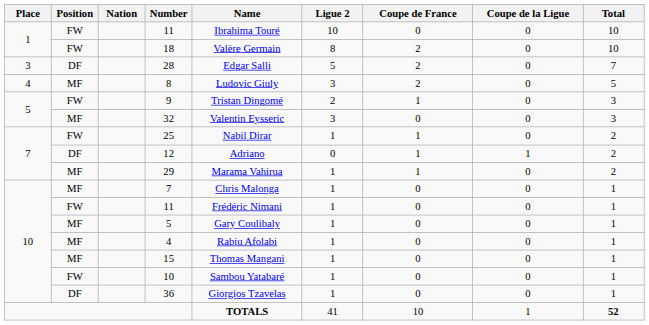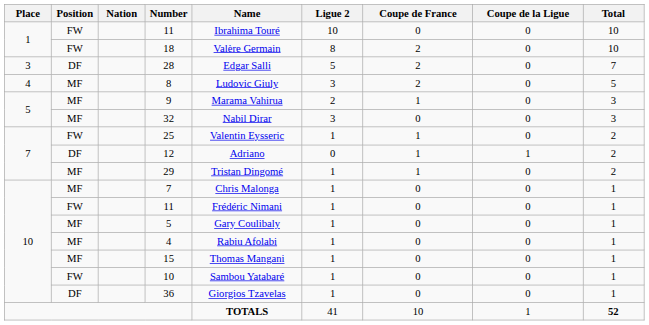(75, 101) FW -> (75, 101) MF
(247, 101) Tristan Dingomé -> (247, 101) Marama Vahirua
(247, 118) Valentin Eysseric -> (247, 118) Nabil Dirar
(247, 136) Nabil Dirar -> (247, 136) Valentin Eysseric
(247, 171) Marama Vahirua -> (247, 171) Tristan Dingomé
